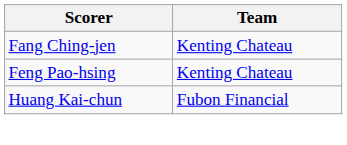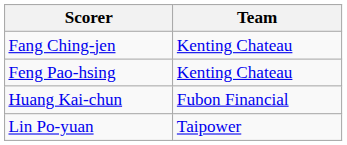+ row: (51, 126)
